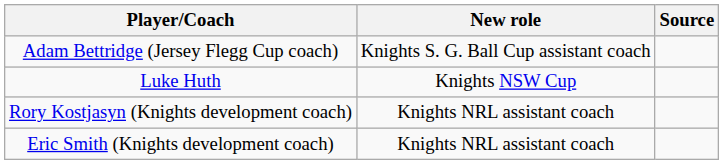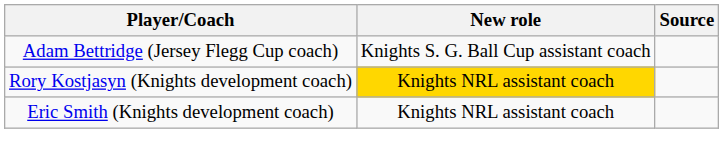- row: (181, 82)
(506, 112) no background -> (506, 82) gold background
